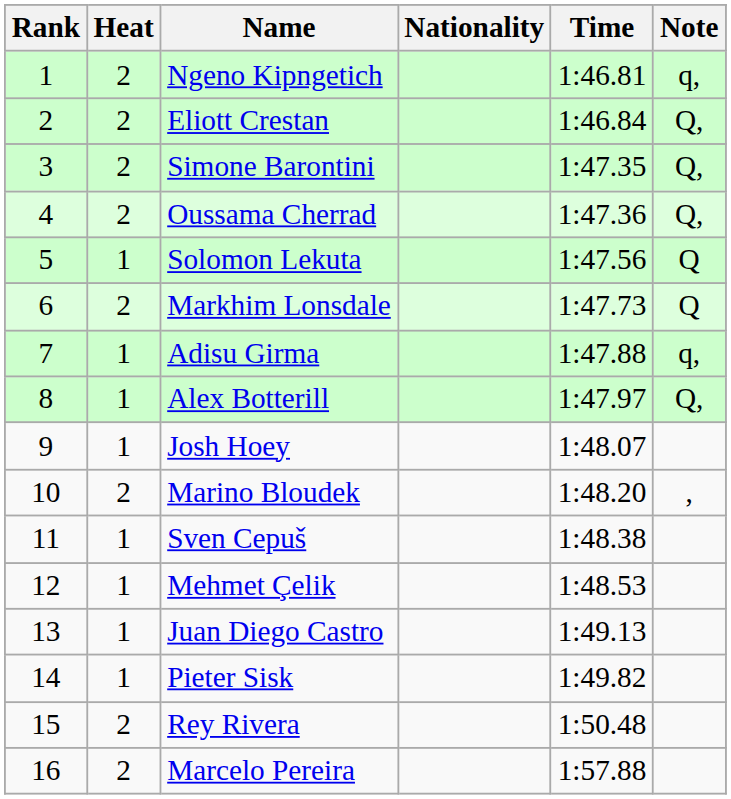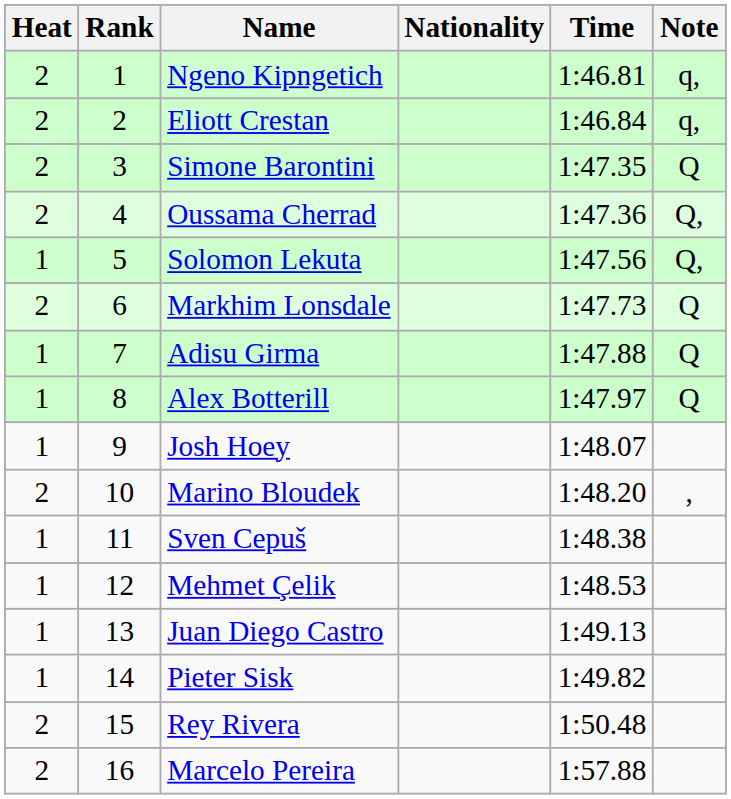columns swapped: (46, 27) <-> (124, 27)
(689, 120) Q, -> (689, 120) q,
(689, 167) Q, -> (689, 167) Q
(689, 259) Q -> (689, 259) Q,
(689, 352) q, -> (689, 352) Q
(689, 399) Q, -> (689, 399) Q
